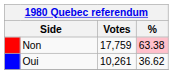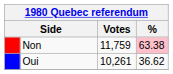(116, 45) 17,759 -> (115, 45) 11,759
